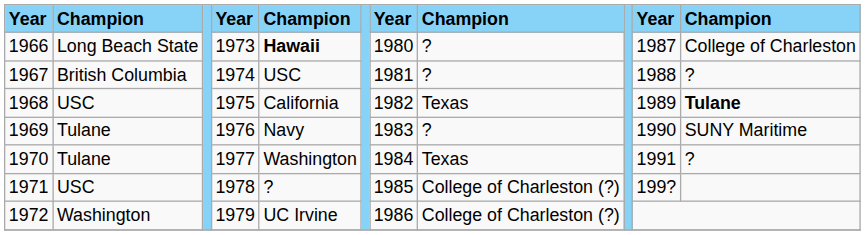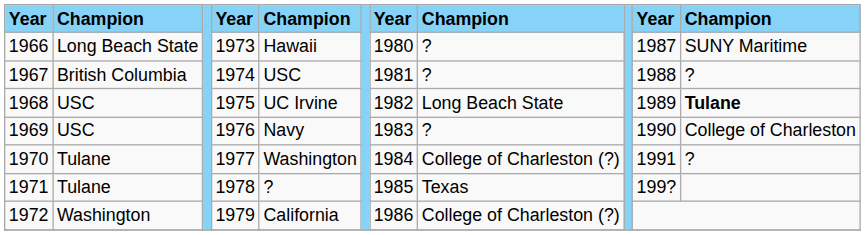(292, 46) bold -> (290, 46) normal
(770, 46) College of Charleston -> (746, 46) SUNY Maritime
(301, 103) California -> (301, 103) UC Irvine
(445, 103) Texas -> (493, 103) Long Beach State
(84, 131) Tulane -> (76, 131) USC
(746, 131) SUNY Maritime -> (770, 131) College of Charleston
(445, 159) Texas -> (521, 159) College of Charleston (?)
(76, 187) USC -> (84, 187) Tulane
(521, 187) College of Charleston (?) -> (445, 187) Texas
(301, 215) UC Irvine -> (301, 215) California
